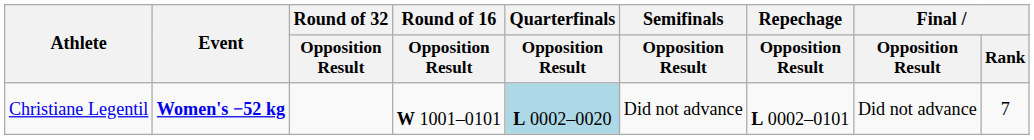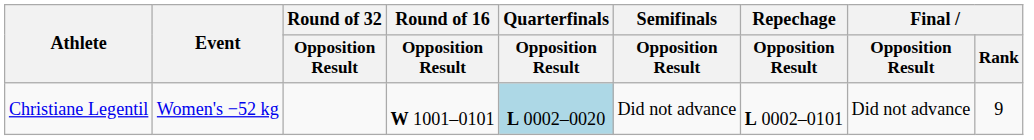(221, 108) bold -> (218, 108) normal
(1005, 108) 7 -> (999, 108) 9
